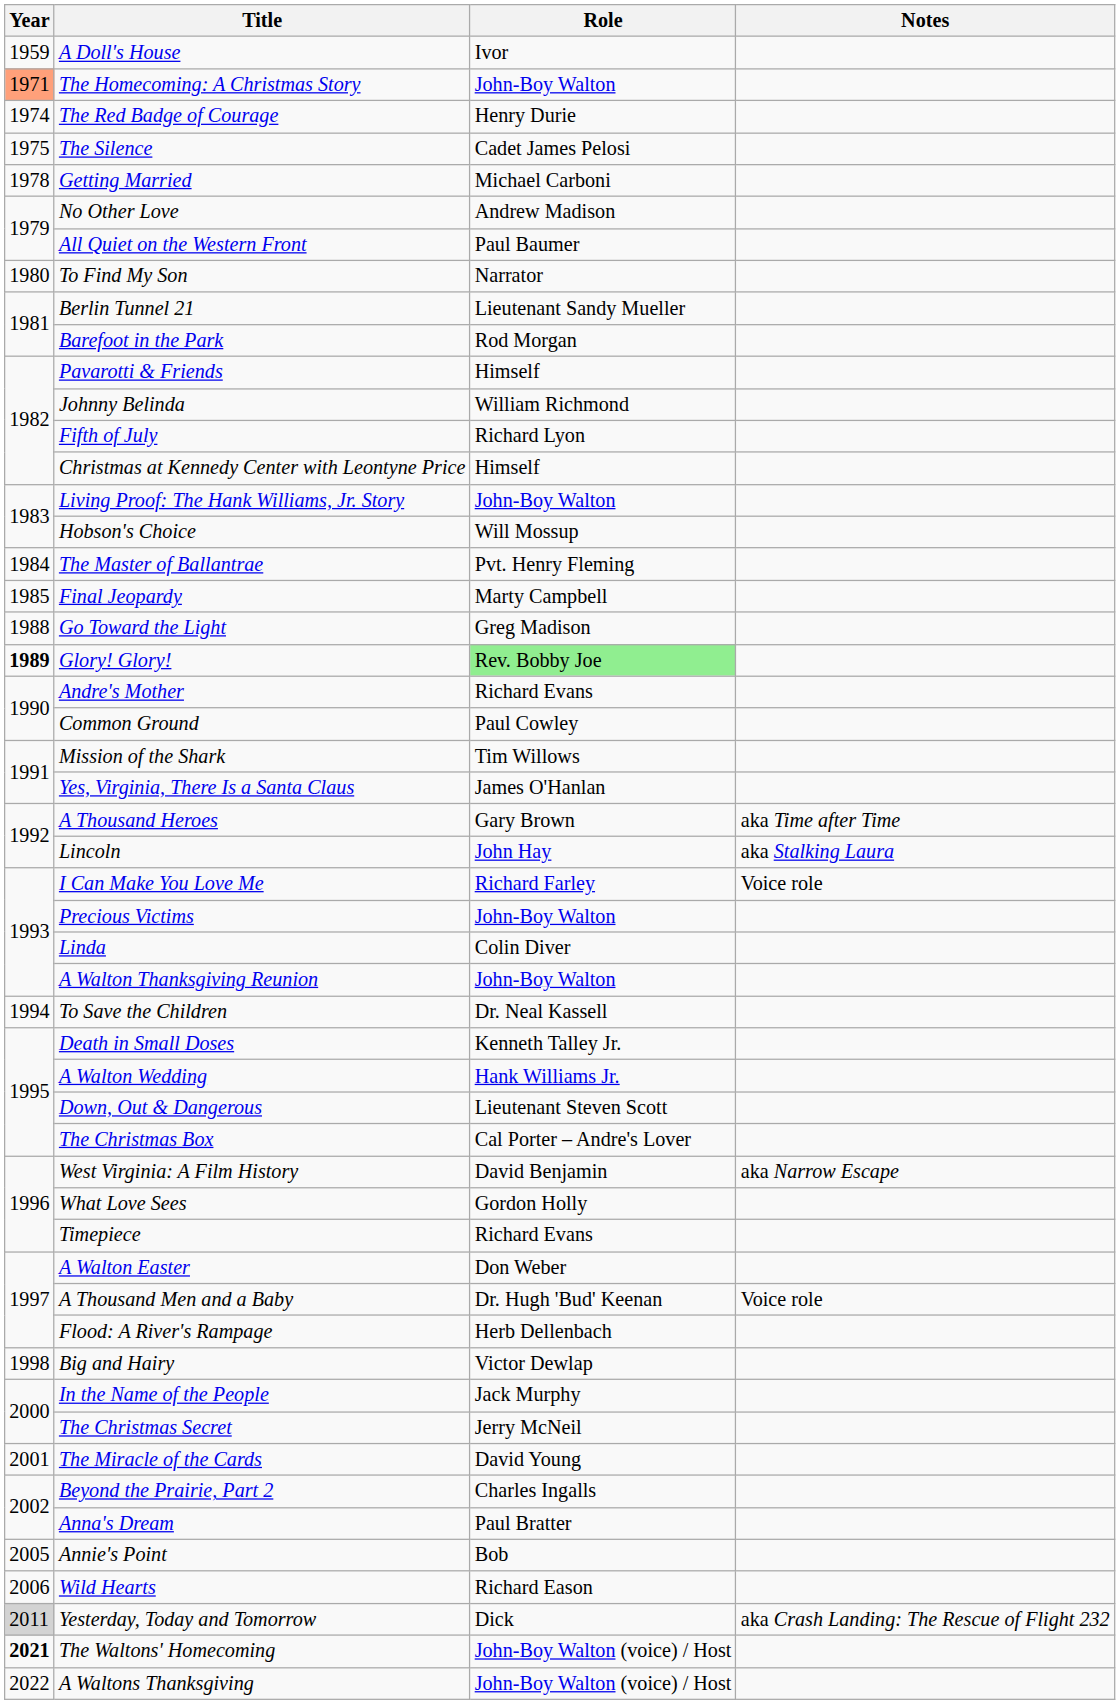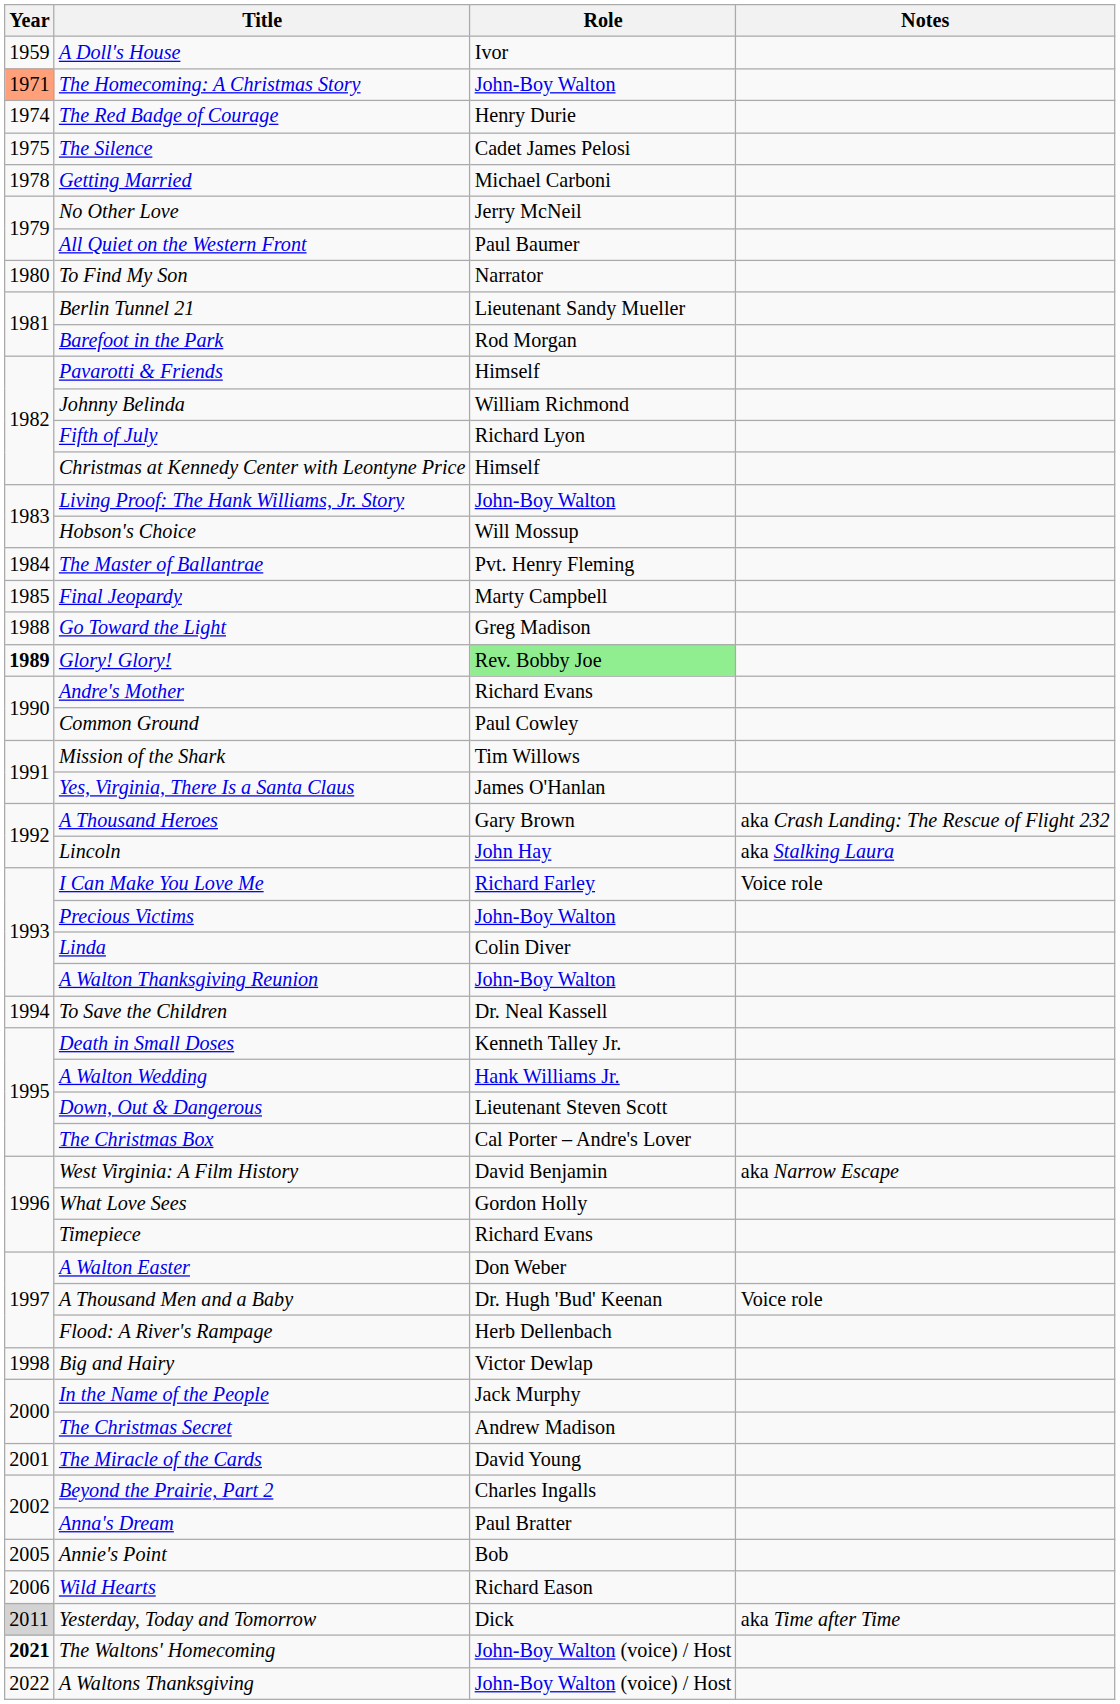(545, 212) Andrew Madison -> (528, 212) Jerry McNeil
(820, 819) aka Time after Time -> (925, 819) aka Crash Landing: The Rescue of Flight 232
(528, 1427) Jerry McNeil -> (545, 1427) Andrew Madison
(925, 1619) aka Crash Landing: The Rescue of Flight 232 -> (820, 1619) aka Time after Time
